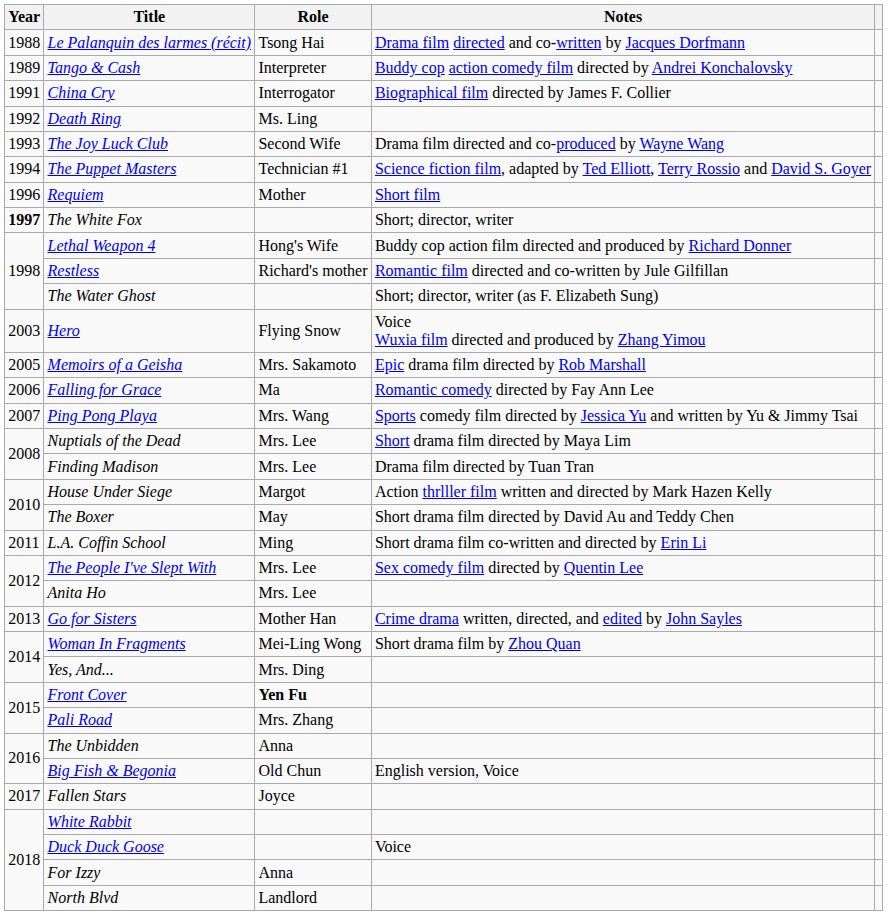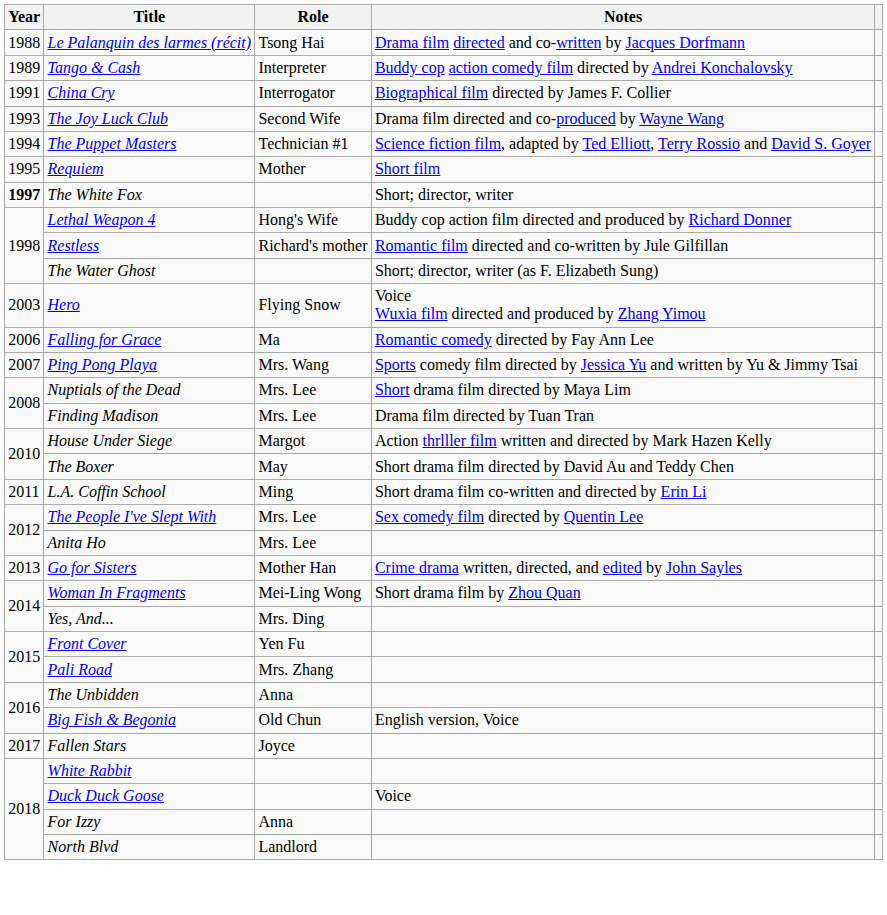- row: (84, 118)
(24, 194) 1996 -> (24, 169) 1995
- row: (115, 365)
(283, 694) bold -> (281, 644) normal
